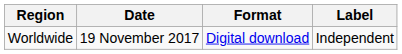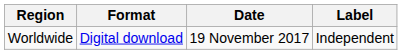columns swapped: (140, 15) <-> (258, 15)
